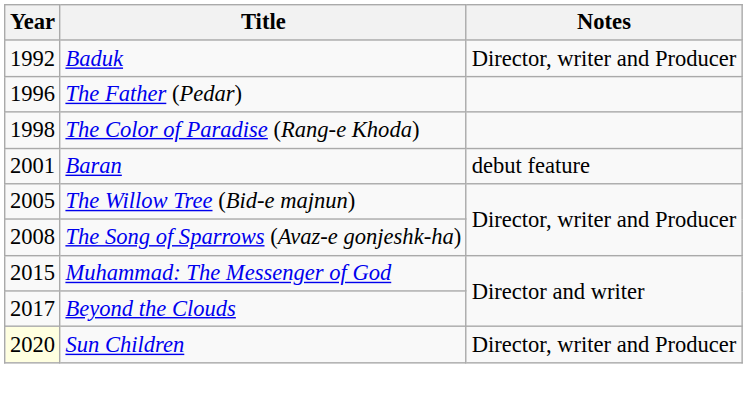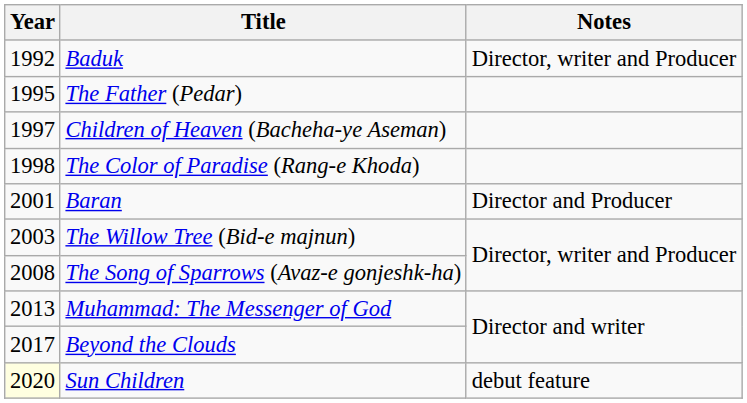(32, 93) 1996 -> (32, 93) 1995
+ row: (256, 129)
(531, 165) debut feature -> (572, 201) Director and Producer
(32, 201) 2005 -> (32, 237) 2003
(32, 272) 2015 -> (32, 308) 2013
(604, 344) Director, writer and Producer -> (531, 380) debut feature
